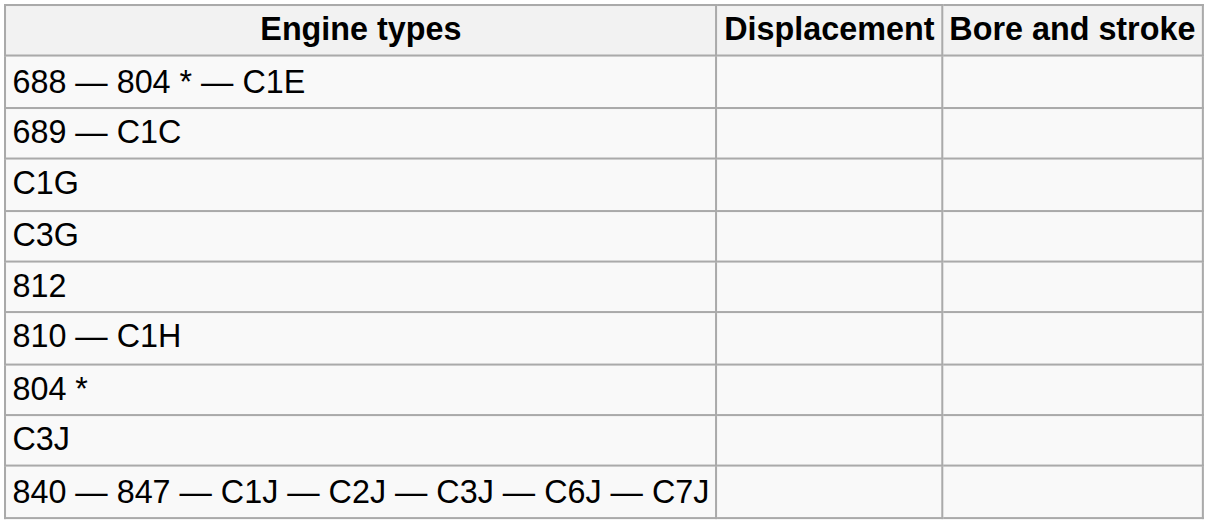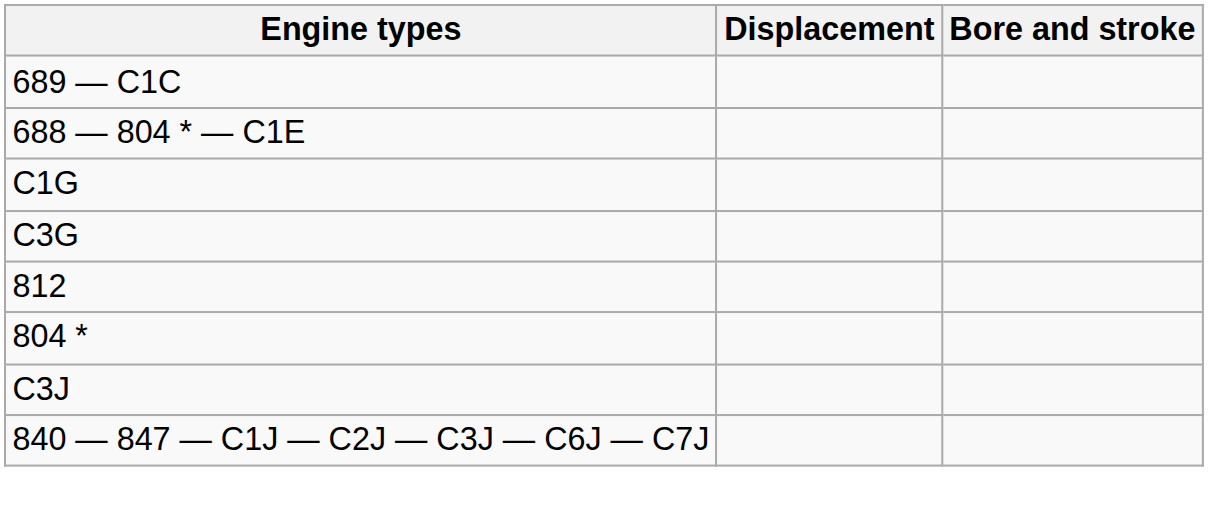rows swapped: (97, 132) <-> (159, 81)
- row: (97, 337)
